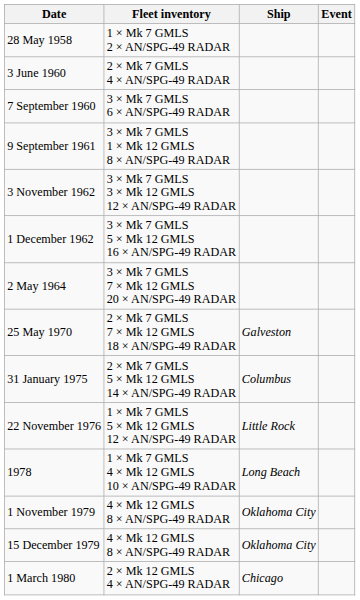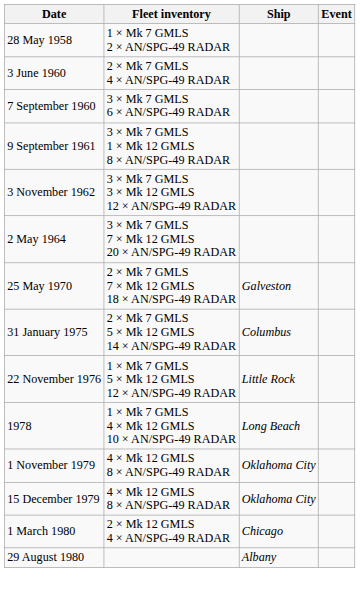- row: (50, 239)
+ row: (46, 557)
